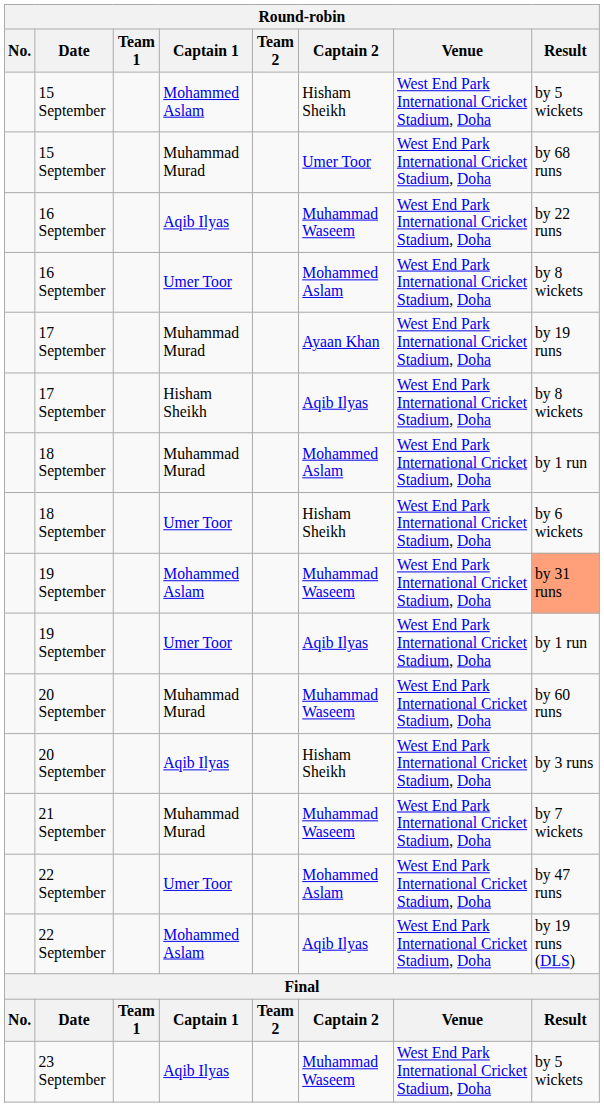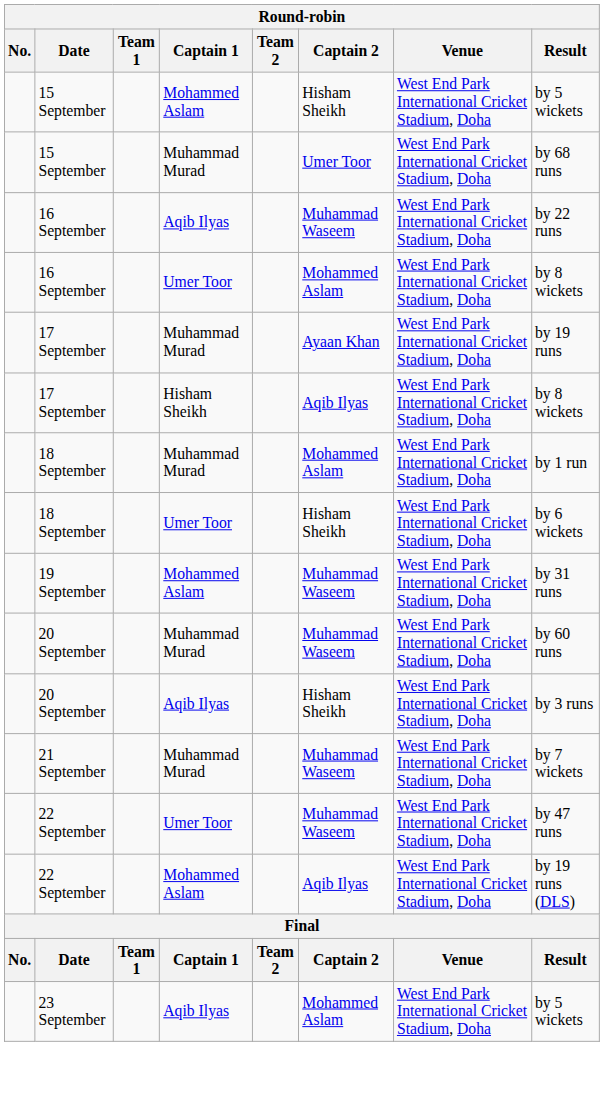(553, 583) lightsalmon background -> (553, 583) no background
- row: (72, 643)
(340, 883) Mohammed Aslam -> (340, 823) Muhammad Waseem
(340, 1071) Muhammad Waseem -> (340, 1011) Mohammed Aslam
